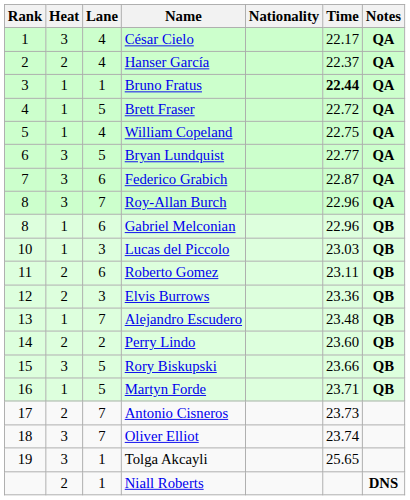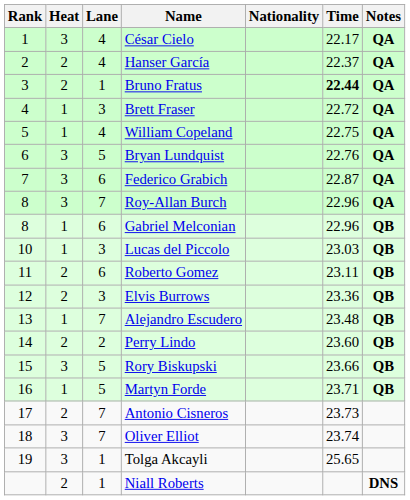(64, 86) 1 -> (64, 86) 2
(102, 109) 5 -> (102, 109) 3
(343, 156) 22.77 -> (343, 156) 22.76
